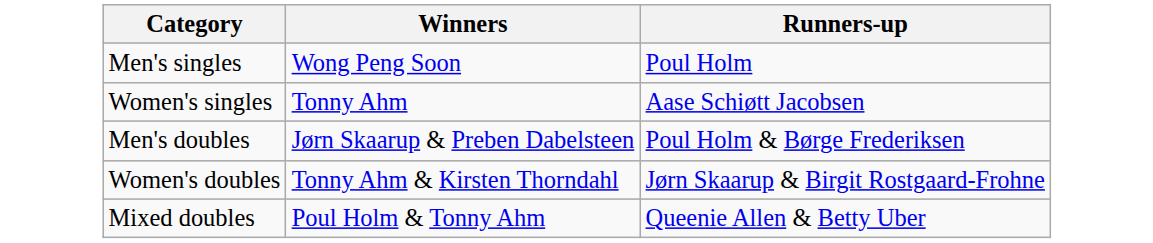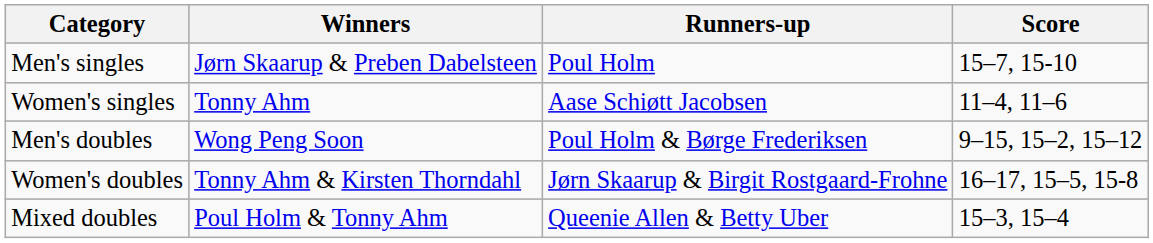+ column: (1051, 23)
(376, 62) Wong Peng Soon -> (366, 62) Jørn Skaarup & Preben Dabelsteen
(463, 140) Jørn Skaarup & Preben Dabelsteen -> (279, 140) Wong Peng Soon
